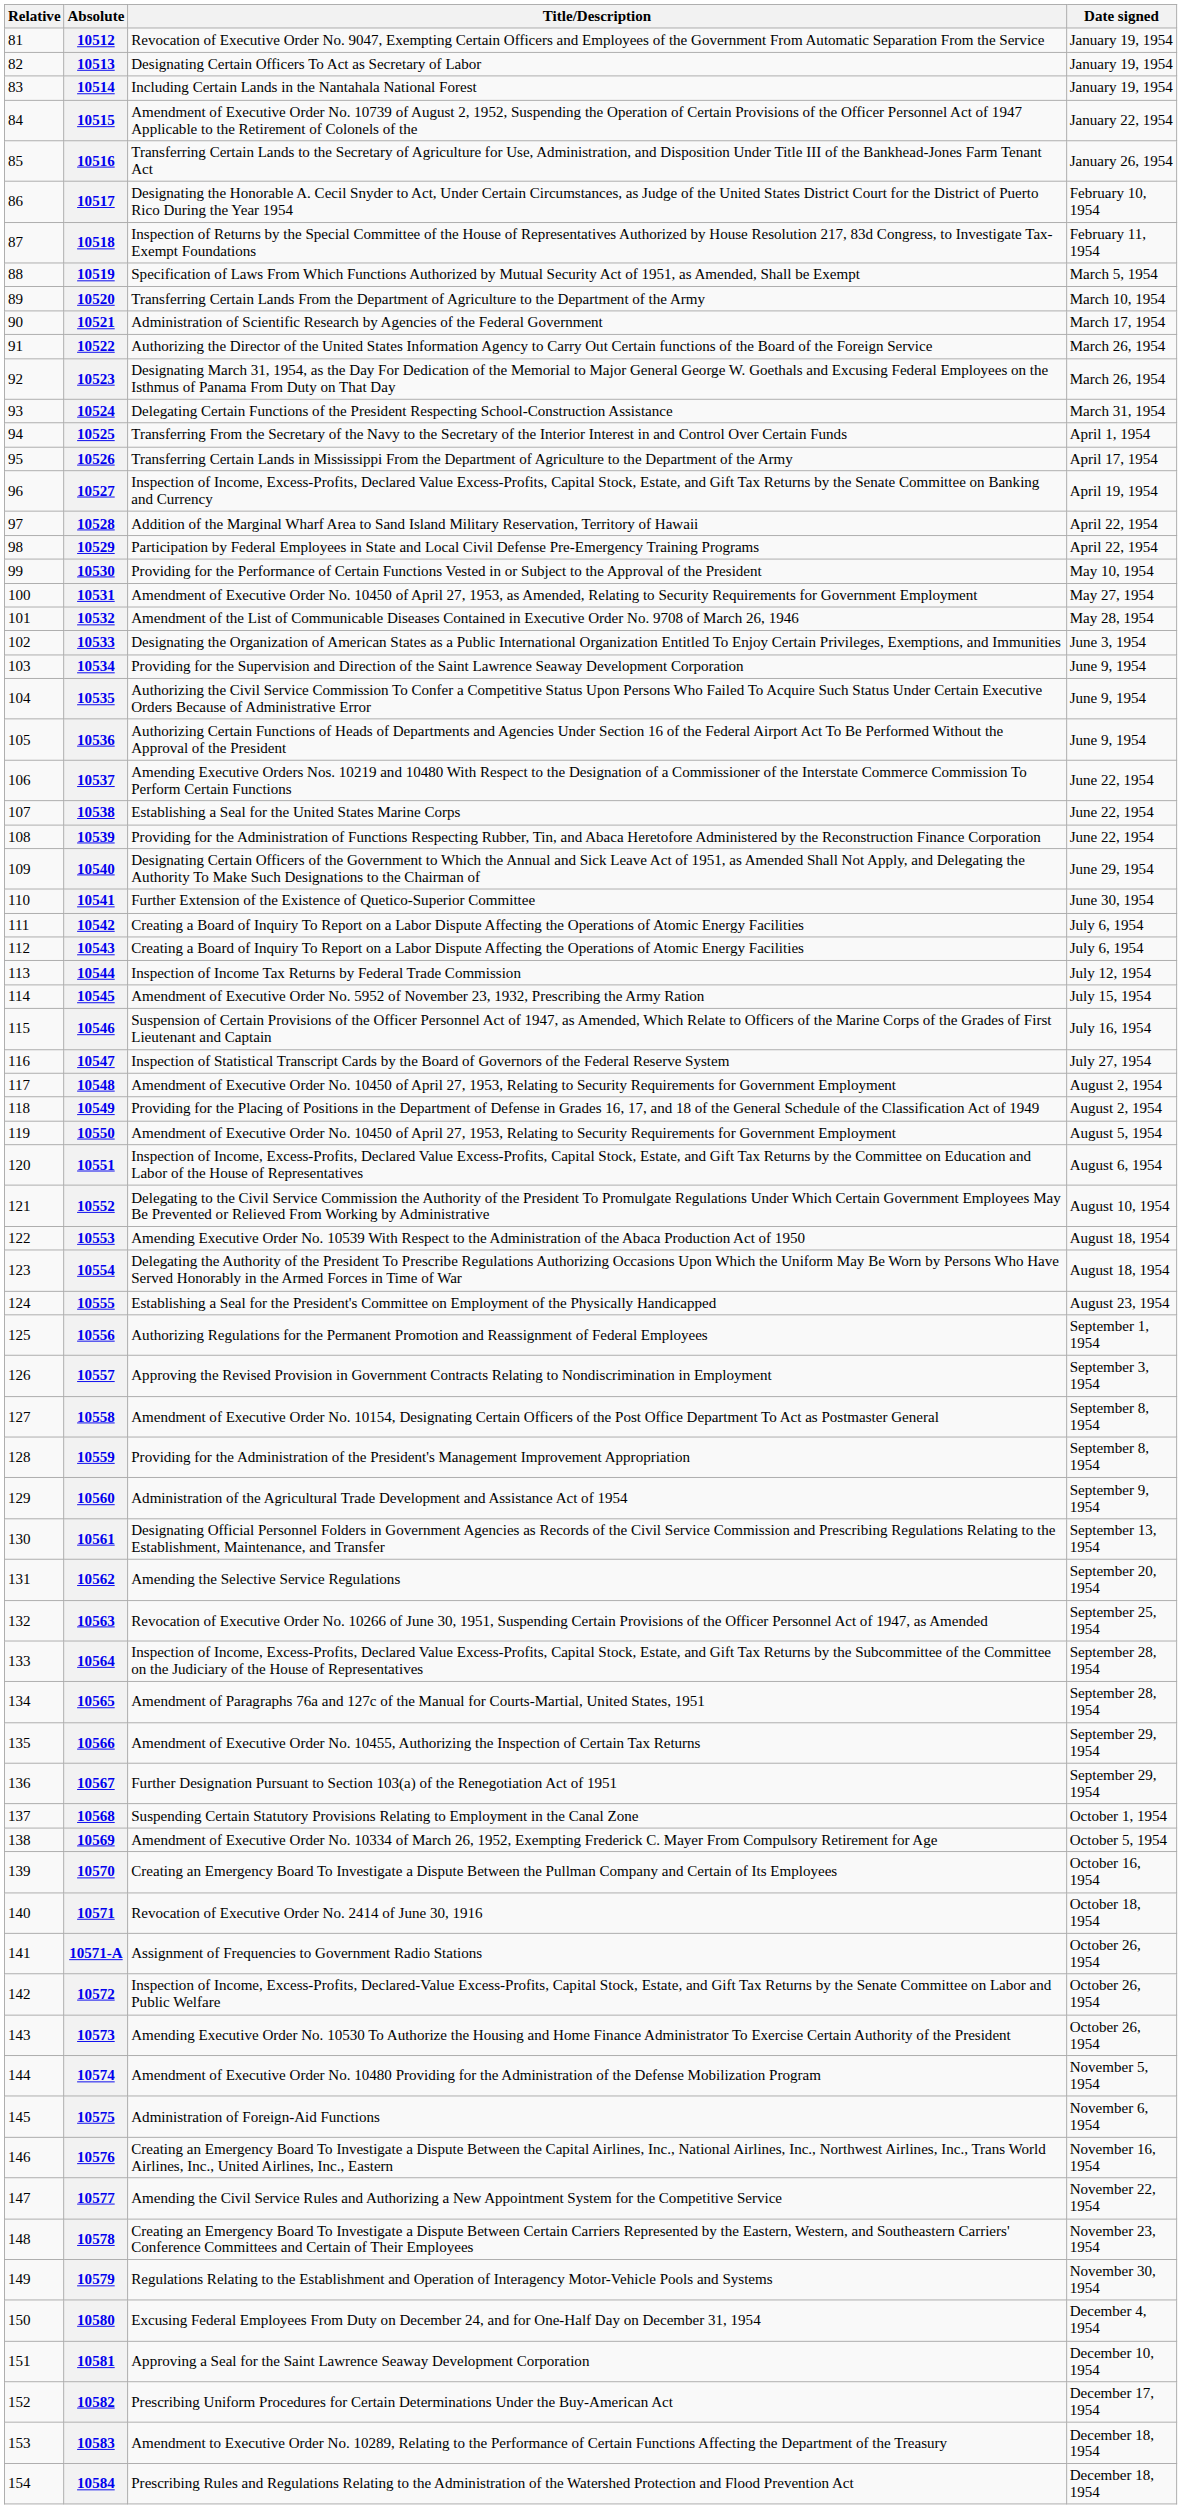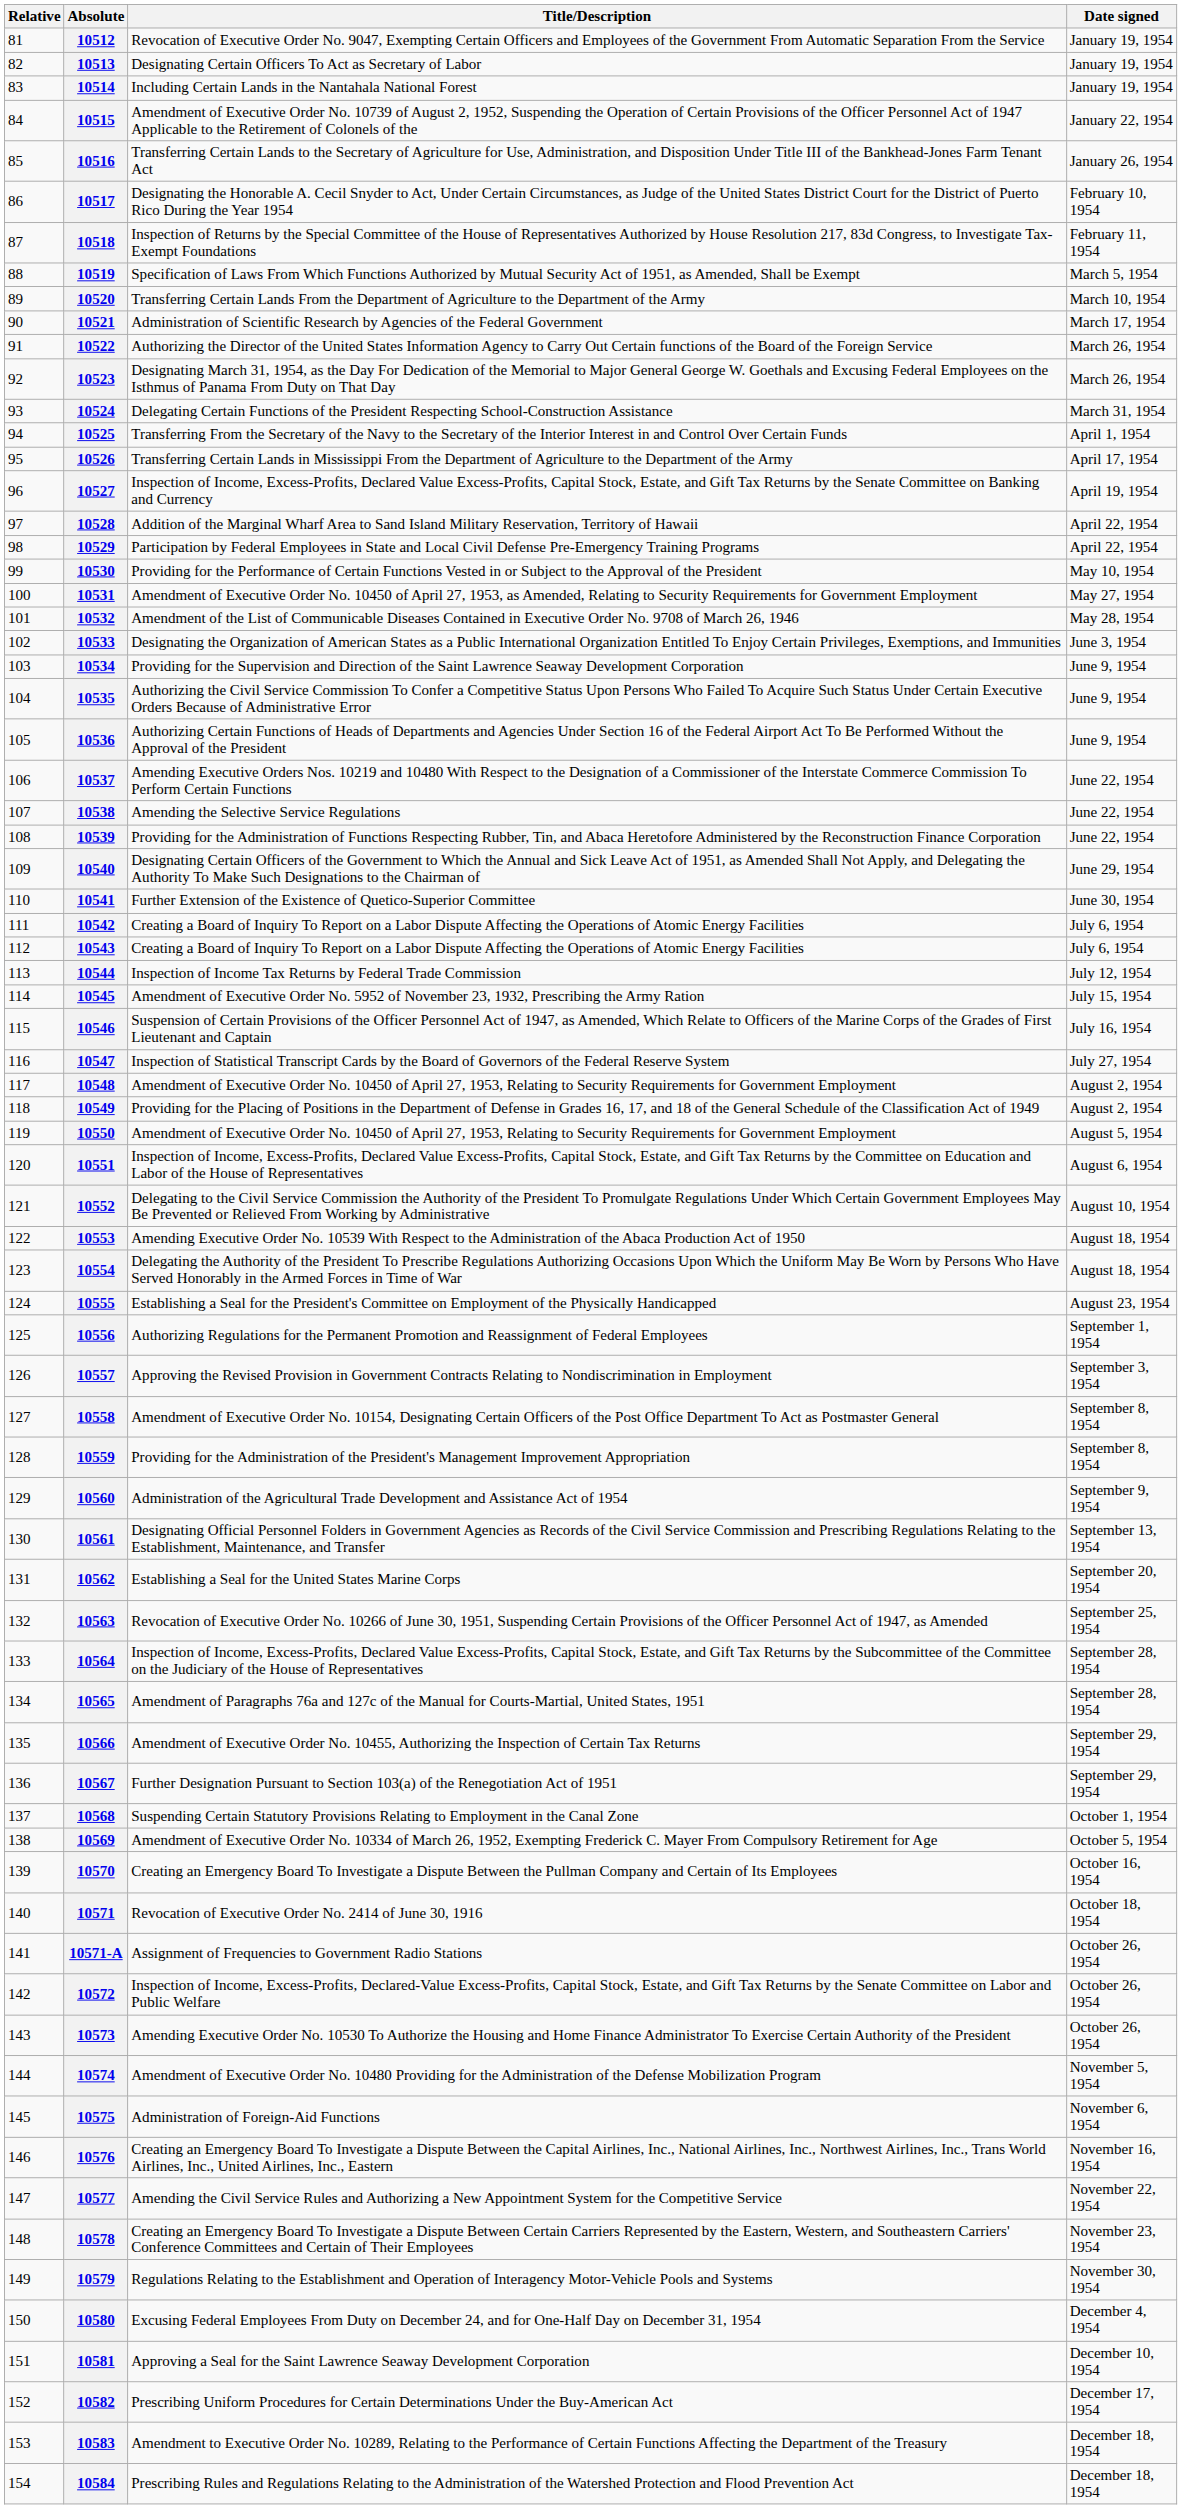(296, 812) Establishing a Seal for the United States Marine Corps -> (266, 812) Amending the Selective Service Regulations
(266, 1579) Amending the Selective Service Regulations -> (296, 1579) Establishing a Seal for the United States Marine Corps
